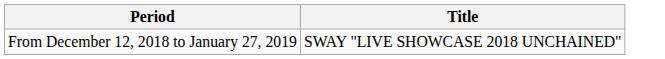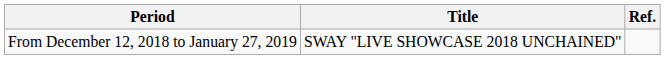+ column: (642, 16)
